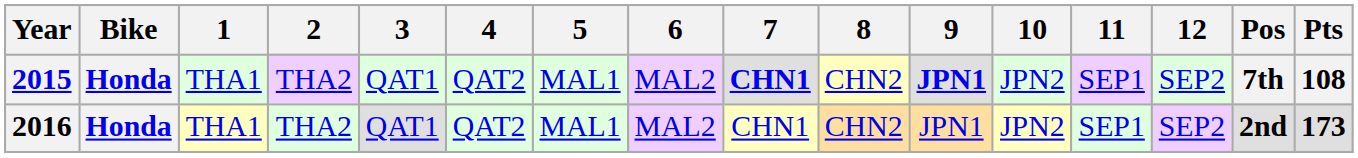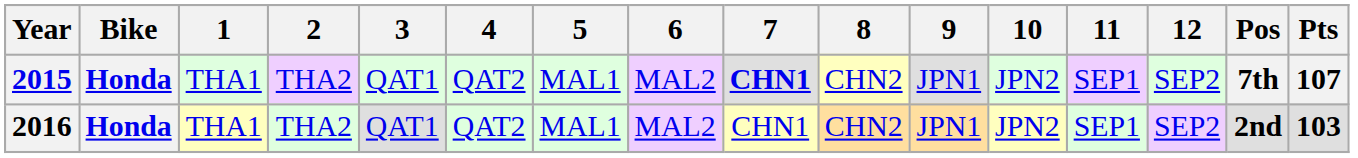(951, 78) bold -> (949, 78) normal
(1323, 78) 108 -> (1318, 78) 107
(1323, 127) 173 -> (1318, 127) 103
